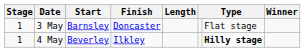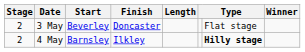(20, 26) 1 -> (20, 26) 2
(88, 26) Barnsley -> (88, 26) Beverley
(20, 40) 1 -> (20, 40) 2
(88, 40) Beverley -> (88, 40) Barnsley
